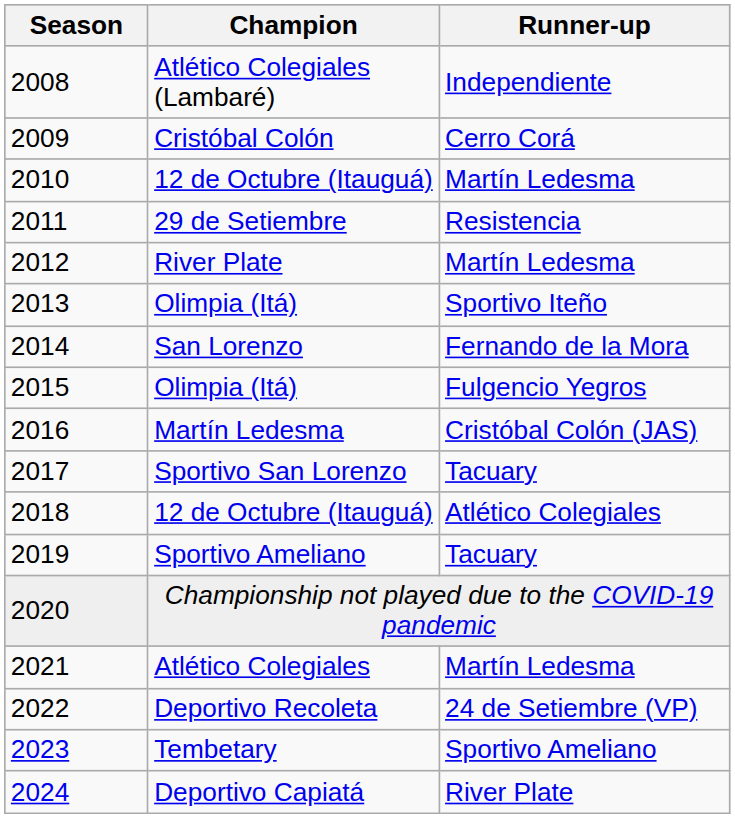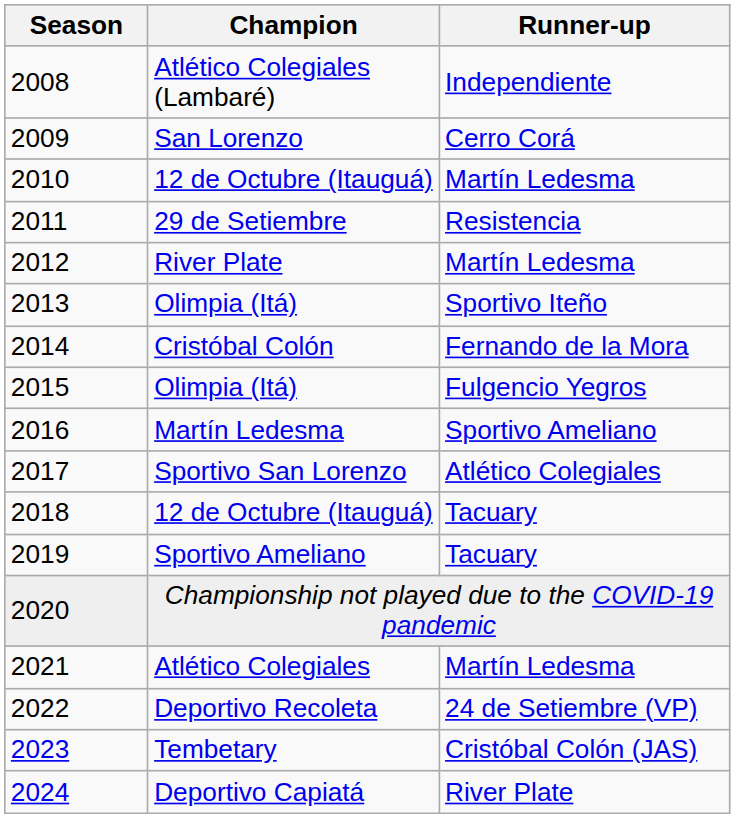(244, 138) Cristóbal Colón -> (229, 138) San Lorenzo
(229, 346) San Lorenzo -> (244, 346) Cristóbal Colón
(571, 429) Cristóbal Colón (JAS) -> (551, 429) Sportivo Ameliano
(491, 470) Tacuary -> (553, 470) Atlético Colegiales
(553, 512) Atlético Colegiales -> (491, 512) Tacuary
(551, 750) Sportivo Ameliano -> (571, 750) Cristóbal Colón (JAS)
